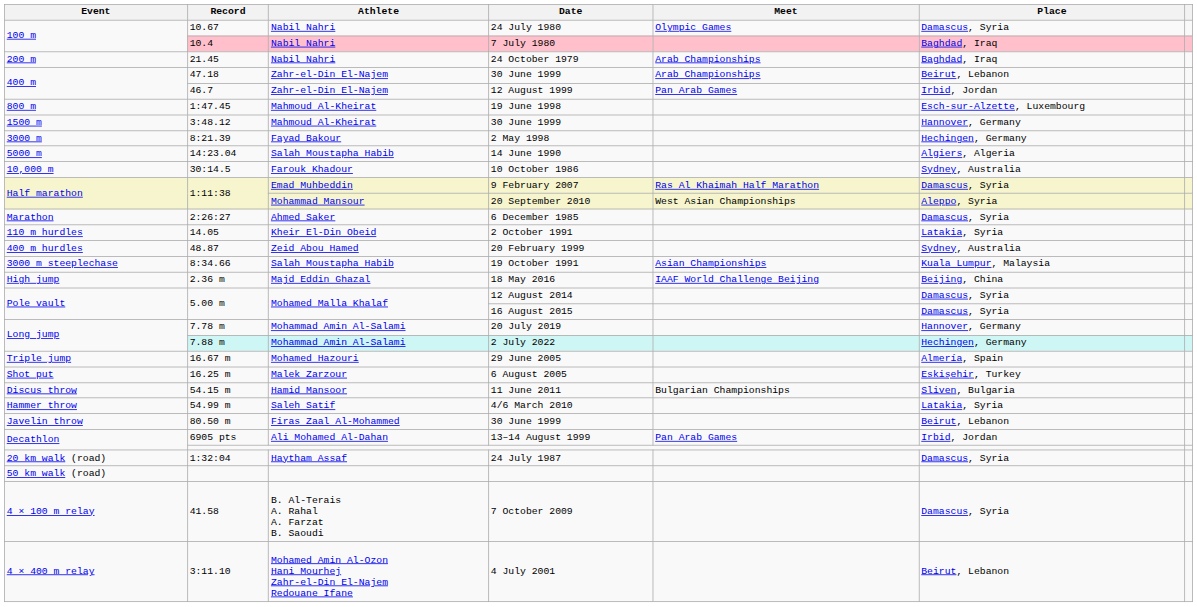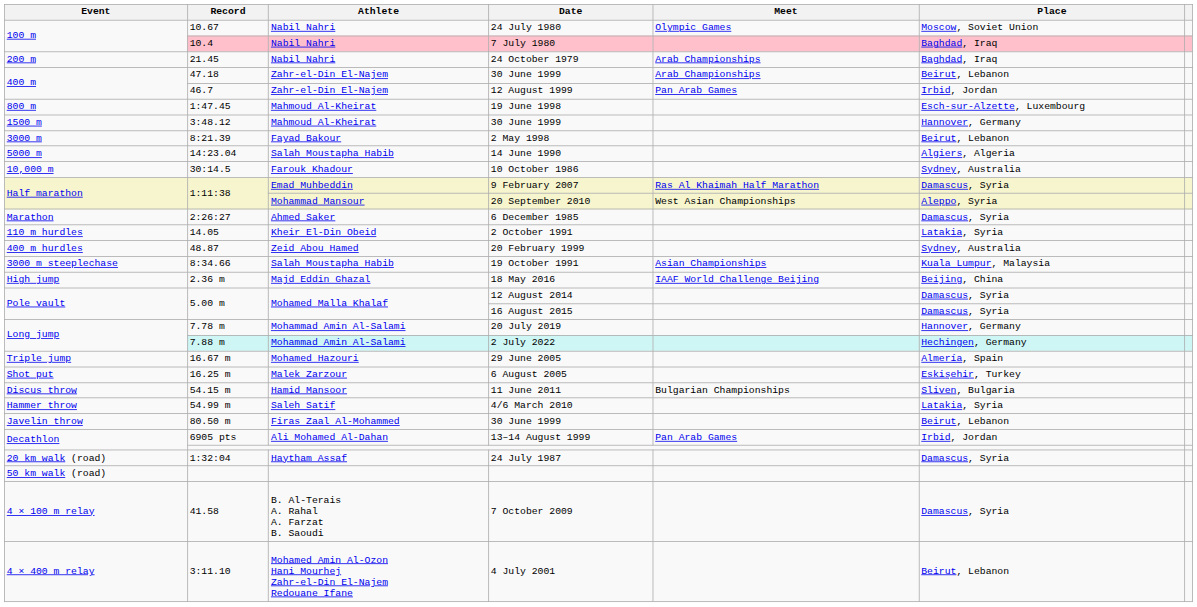(965, 28) Damascus, Syria -> (980, 28) Moscow, Soviet Union
(974, 139) Hechingen, Germany -> (965, 139) Beirut, Lebanon
